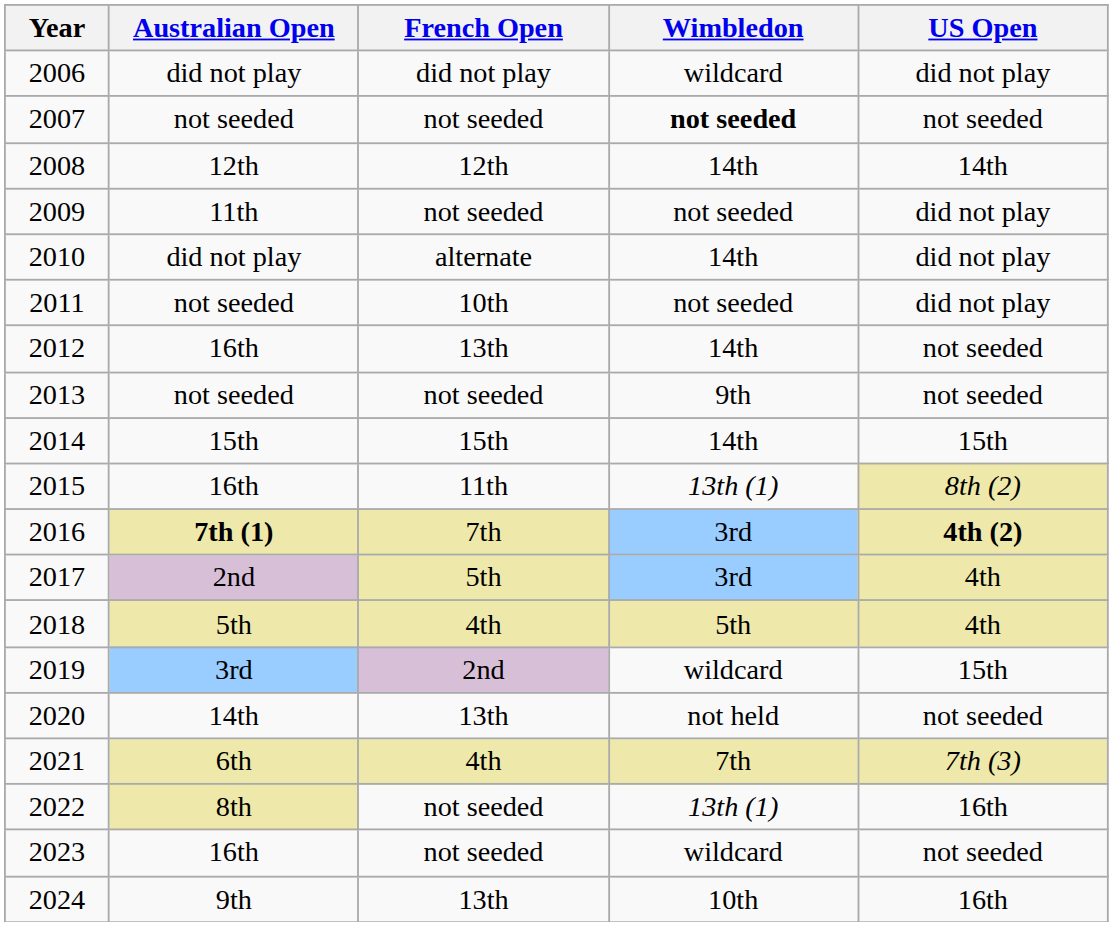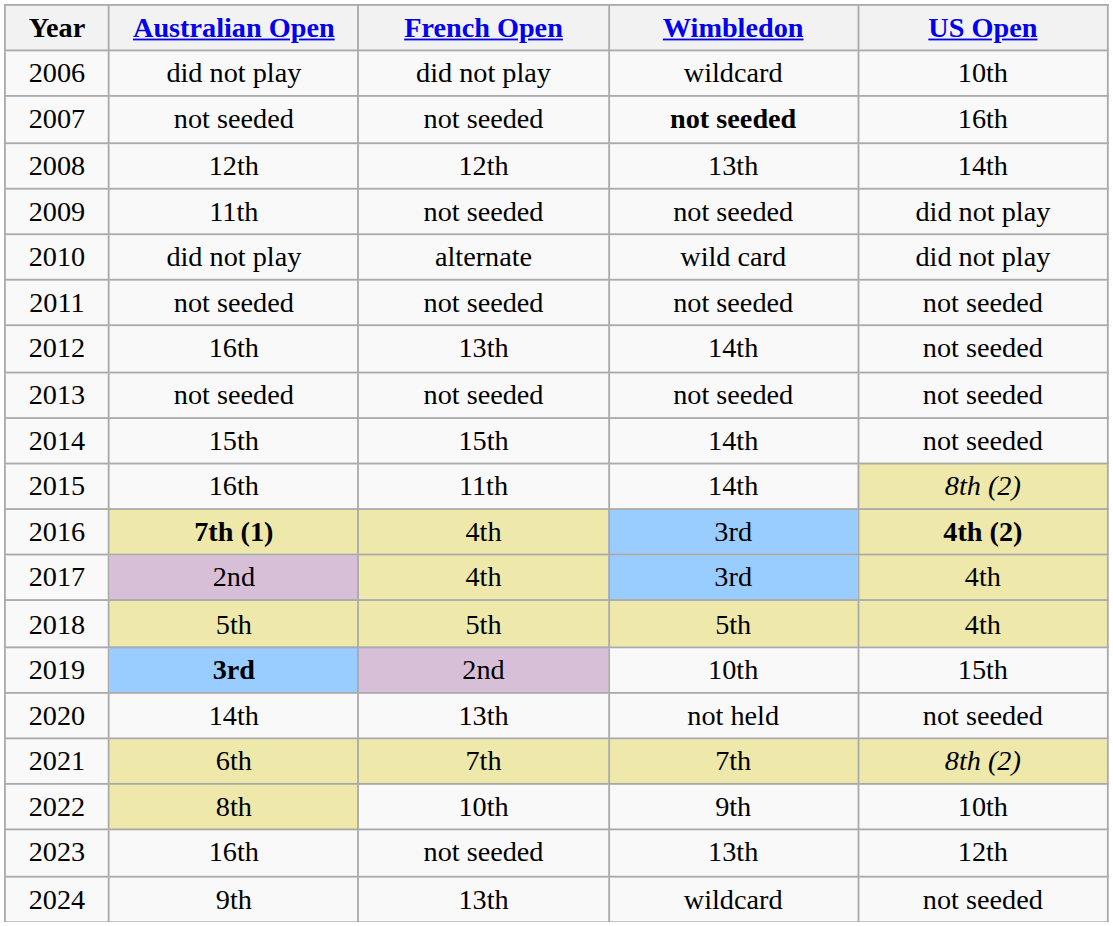(983, 72) did not play -> (983, 72) 10th
(983, 118) not seeded -> (983, 118) 16th
(733, 164) 14th -> (733, 164) 13th
(733, 256) 14th -> (733, 256) wild card
(484, 301) 10th -> (483, 301) not seeded
(983, 301) did not play -> (983, 301) not seeded
(733, 393) 9th -> (733, 393) not seeded
(983, 439) 15th -> (983, 439) not seeded
(733, 485) 13th (1) -> (733, 485) 14th
(483, 531) 7th -> (483, 531) 4th
(483, 577) 5th -> (483, 577) 4th
(483, 622) 4th -> (483, 622) 5th
(234, 668) normal -> (234, 668) bold
(733, 668) wildcard -> (733, 668) 10th
(483, 760) 4th -> (483, 760) 7th
(983, 760) 7th (3) -> (983, 760) 8th (2)
(483, 806) not seeded -> (484, 806) 10th
(733, 806) 13th (1) -> (733, 806) 9th
(983, 806) 16th -> (983, 806) 10th
(733, 852) wildcard -> (733, 852) 13th
(983, 852) not seeded -> (983, 852) 12th
(733, 897) 10th -> (733, 897) wildcard
(983, 897) 16th -> (983, 897) not seeded
